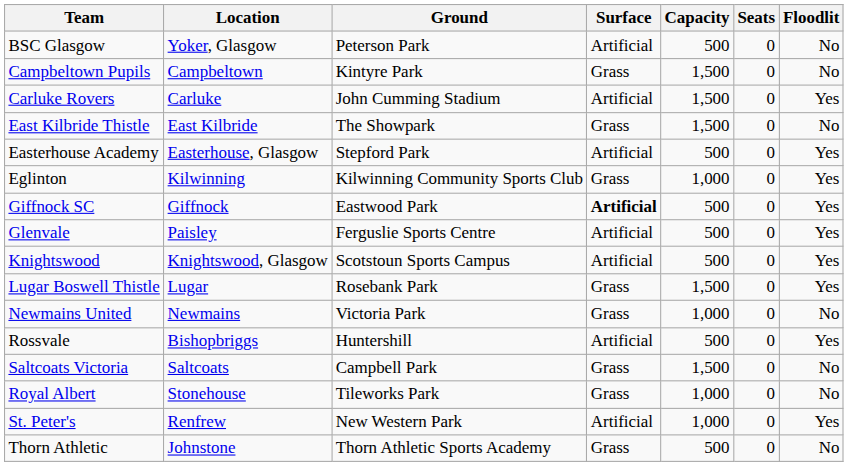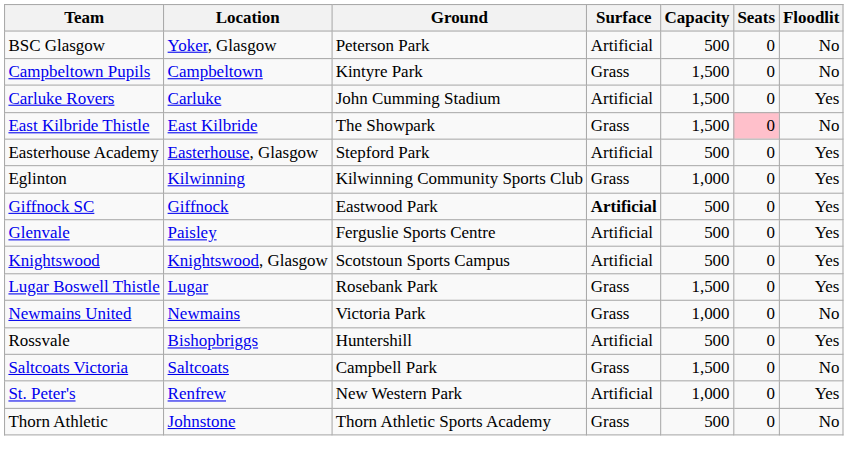(771, 125) no background -> (771, 125) pink background
- row: (52, 394)
